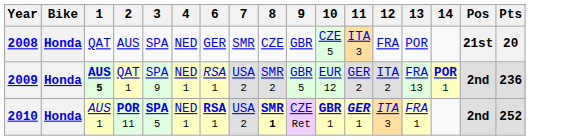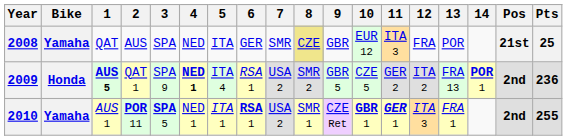+ column: (222, 15)
(63, 44) Honda -> (67, 44) Yamaha
(272, 44) no background -> (309, 44) khaki background
(330, 43) CZE 5 -> (367, 43) EUR 12
(511, 44) 20 -> (547, 44) 25
(186, 79) normal -> (193, 80) bold
(330, 79) EUR 12 -> (367, 79) CZE 5
(63, 116) Honda -> (67, 116) Yamaha
(272, 116) bold -> (309, 116) normal
(511, 116) 252 -> (547, 116) 255
